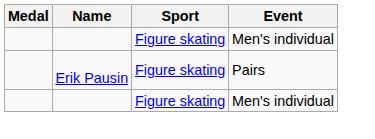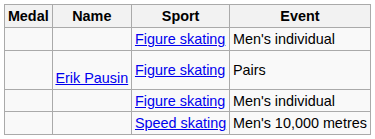+ row: (92, 123)
